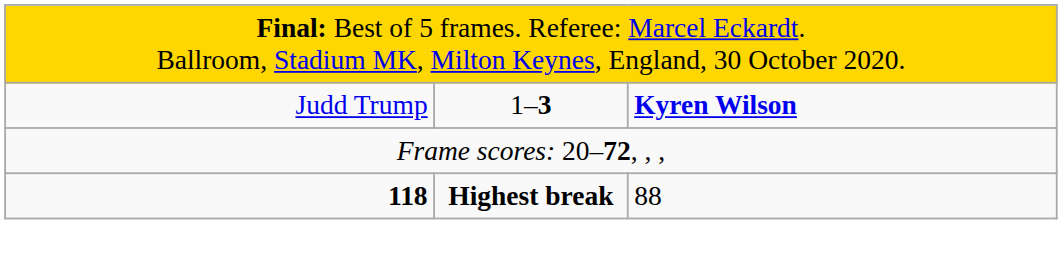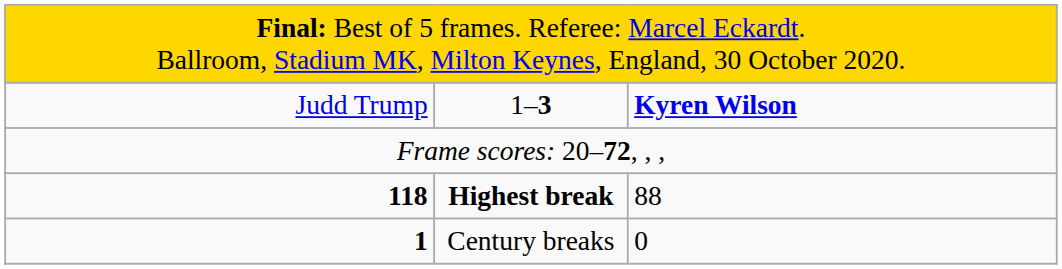+ row: (421, 241)
